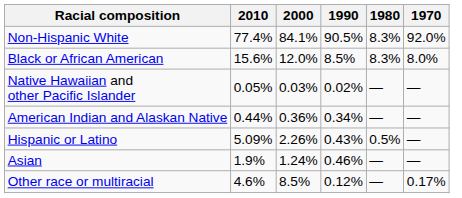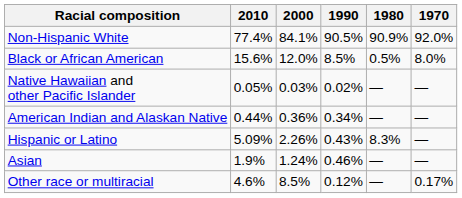(385, 37) 8.3% -> (389, 37) 90.9%
(385, 59) 8.3% -> (385, 59) 0.5%
(385, 139) 0.5% -> (385, 139) 8.3%
